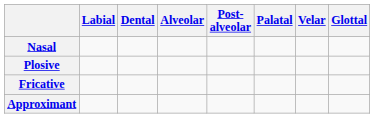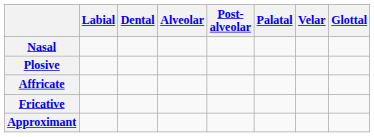+ row: (42, 84)
